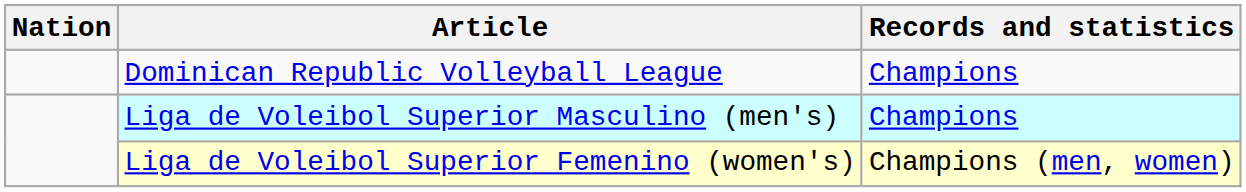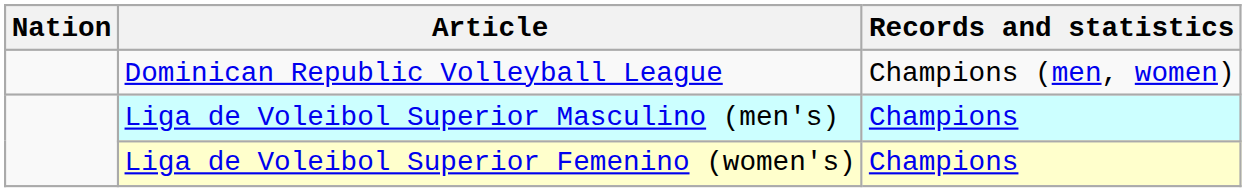(944, 73) Champions -> (1052, 73) Champions (men, women)
(1052, 163) Champions (men, women) -> (944, 163) Champions
